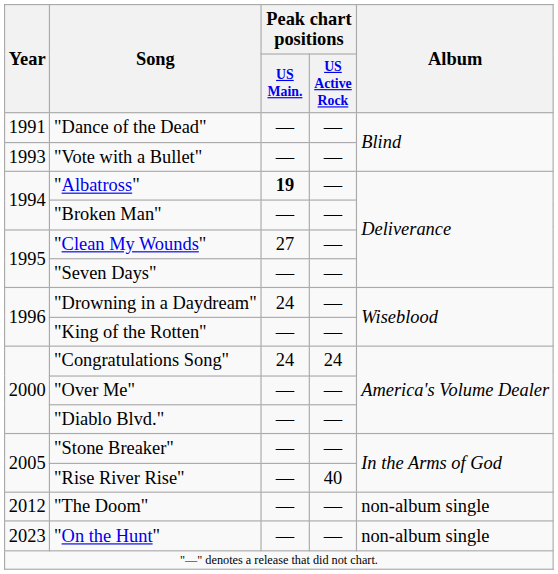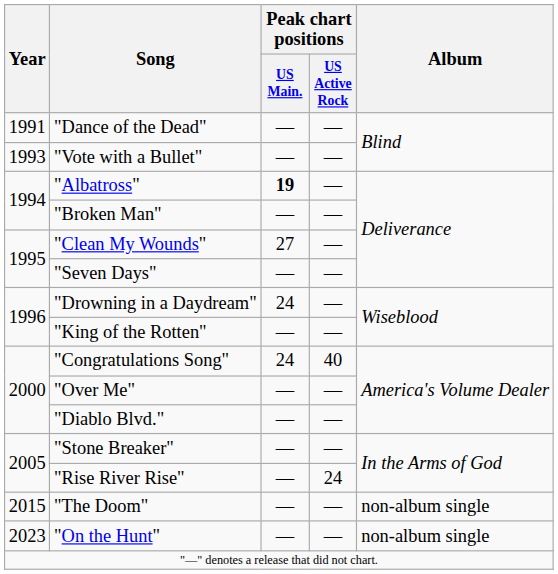(333, 360) 24 -> (333, 360) 40
(333, 477) 40 -> (333, 477) 24
(27, 506) 2012 -> (27, 506) 2015
